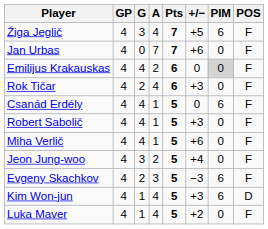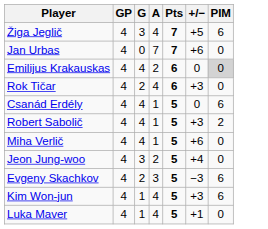- column: (248, 13)
(221, 123) 0 -> (221, 123) 2
(197, 214) +2 -> (197, 214) +1
